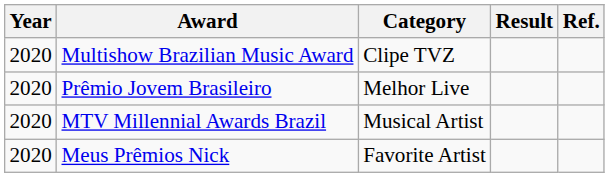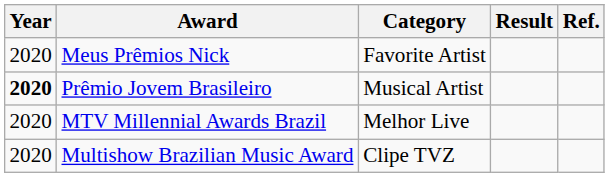rows swapped: (145, 155) <-> (207, 54)
(31, 88) normal -> (31, 88) bold
(416, 88) Melhor Live -> (423, 88) Musical Artist
(423, 121) Musical Artist -> (416, 121) Melhor Live
